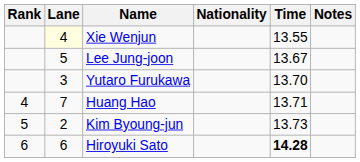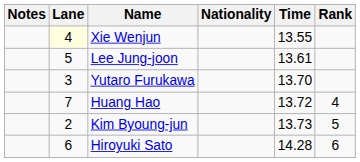columns swapped: (24, 15) <-> (333, 15)
(290, 59) 13.67 -> (295, 59) 13.61
(290, 102) 13.71 -> (295, 102) 13.72
(290, 146) bold -> (295, 146) normal
